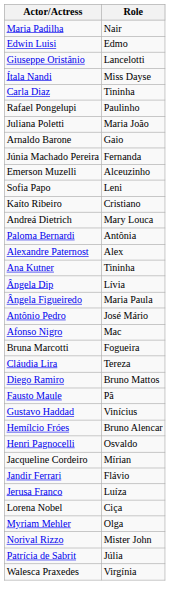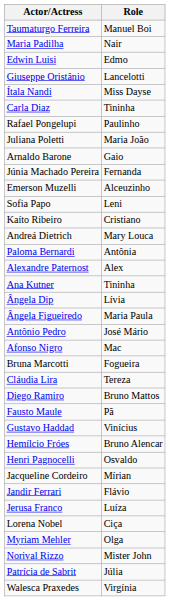+ row: (48, 28)
